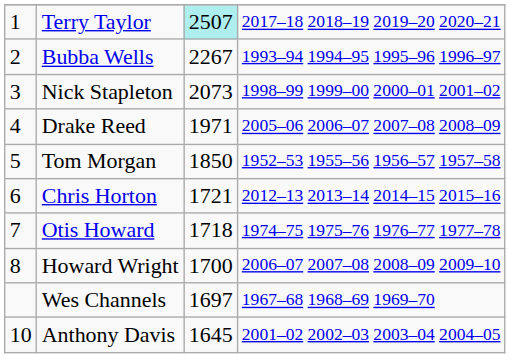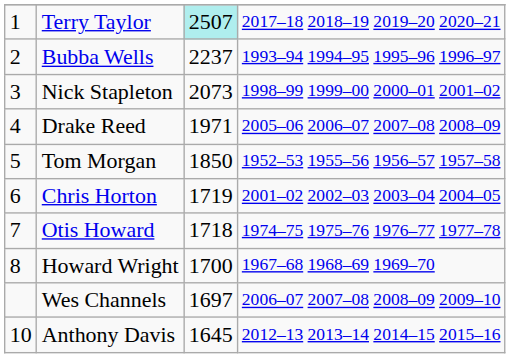(211, 56) 2267 -> (211, 56) 2237
(211, 195) 1721 -> (211, 195) 1719
(371, 195) 2012–13 2013–14 2014–15 2015–16 -> (371, 195) 2001–02 2002–03 2003–04 2004–05
(371, 265) 2006–07 2007–08 2008–09 2009–10 -> (338, 265) 1967–68 1968–69 1969–70
(338, 299) 1967–68 1968–69 1969–70 -> (371, 299) 2006–07 2007–08 2008–09 2009–10
(371, 334) 2001–02 2002–03 2003–04 2004–05 -> (371, 334) 2012–13 2013–14 2014–15 2015–16
